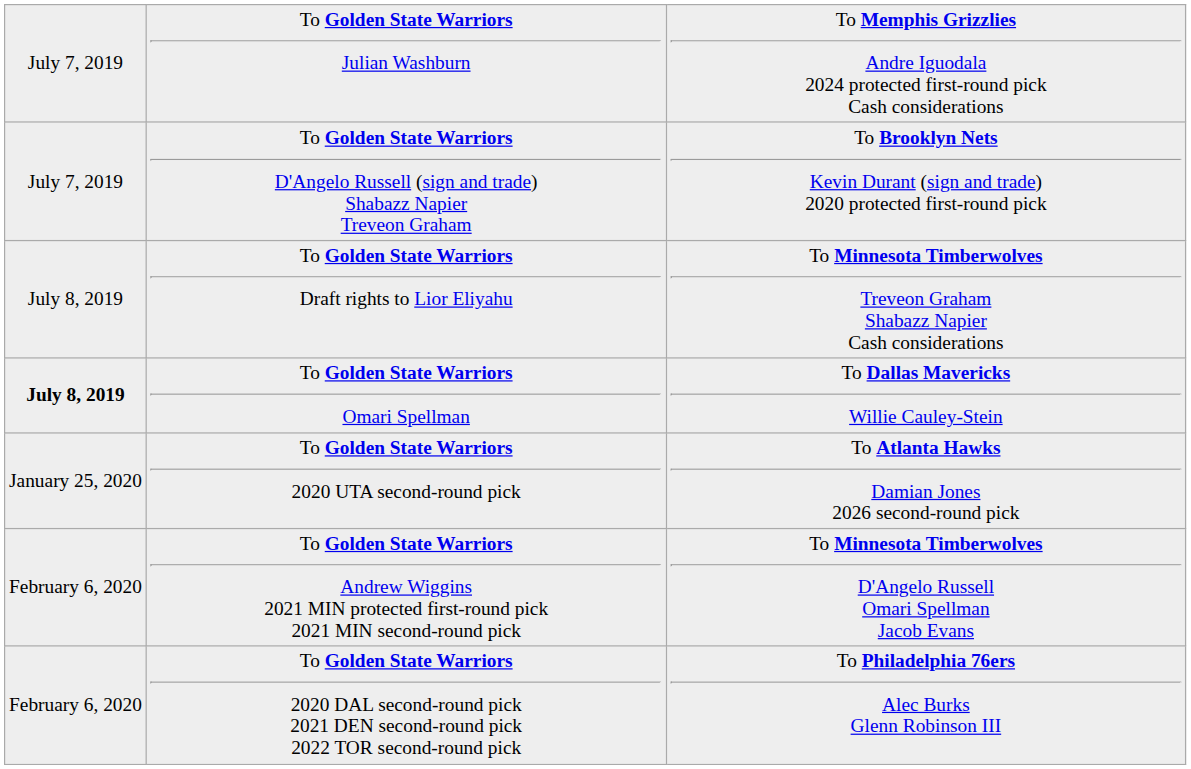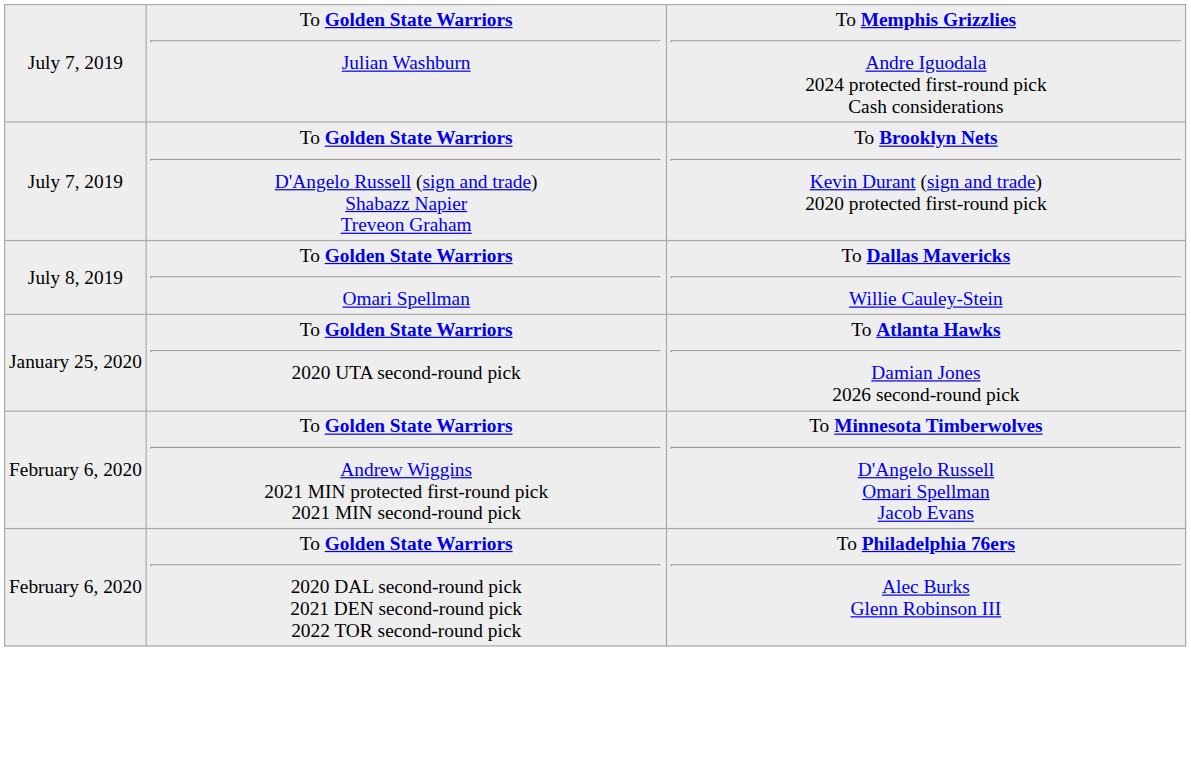- row: (406, 277)
(75, 395) bold -> (75, 277) normal
